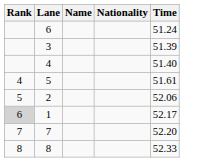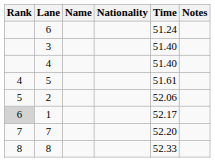+ column: (195, 13)
(165, 47) 51.39 -> (165, 47) 51.40
